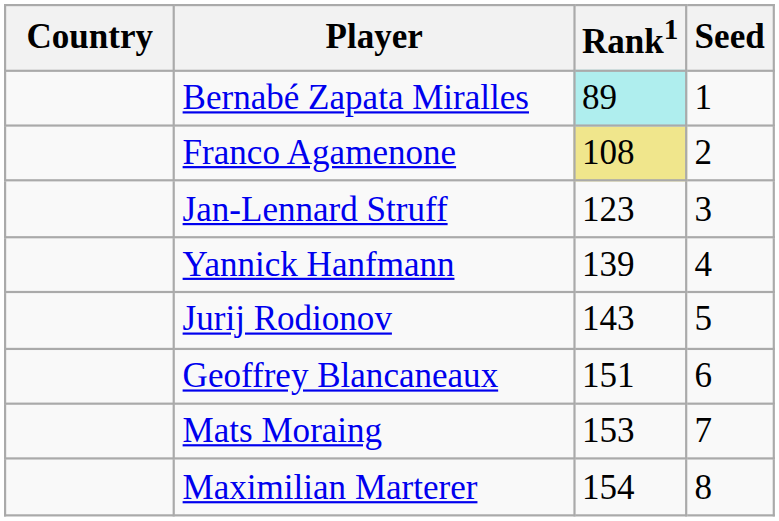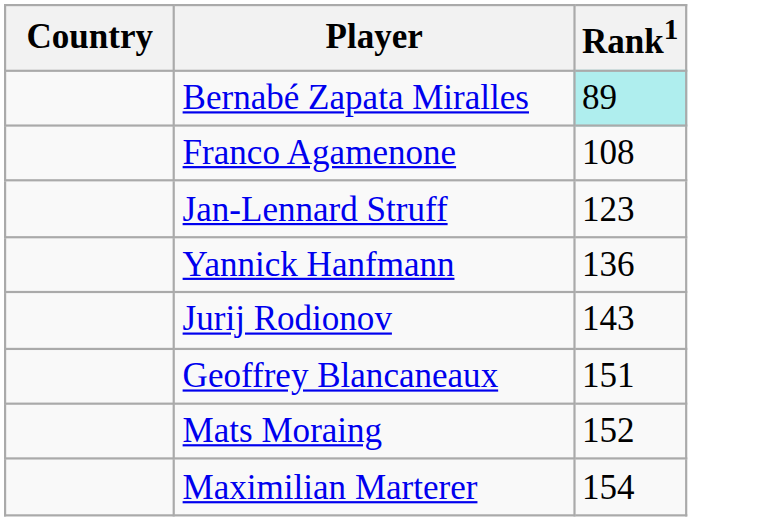- column: (730, 37)
(608, 152) khaki background -> (608, 152) no background
(608, 264) 139 -> (608, 264) 136
(608, 430) 153 -> (608, 430) 152
